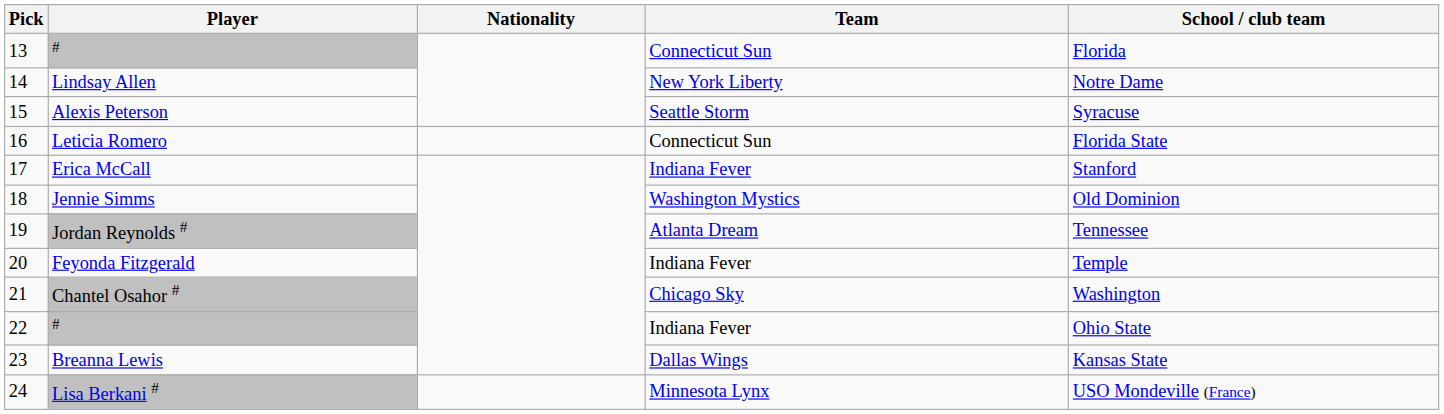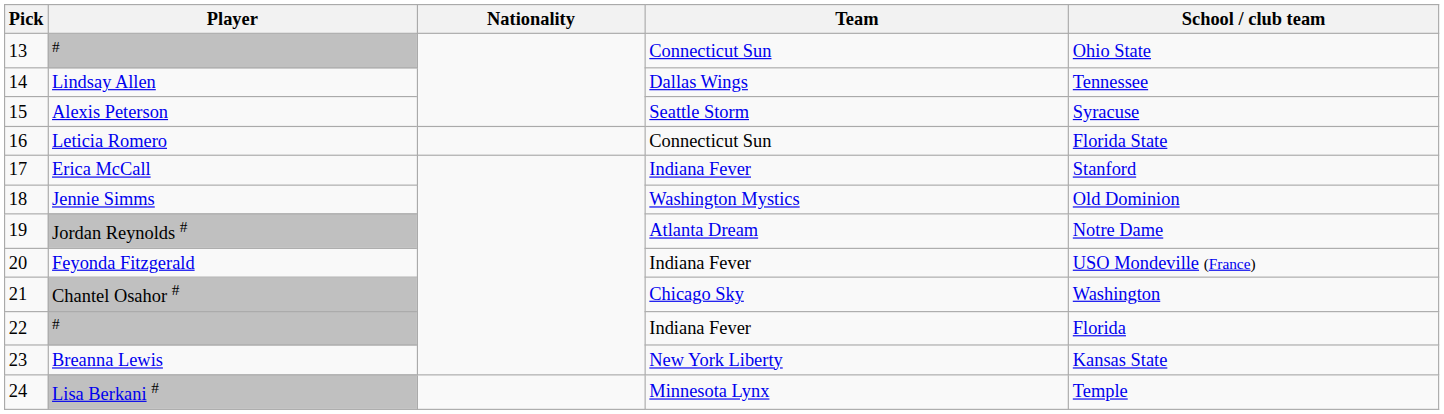(1099, 50) Florida -> (1112, 50) Ohio State
(716, 82) New York Liberty -> (699, 82) Dallas Wings
(1118, 82) Notre Dame -> (1110, 82) Tennessee
(1110, 230) Tennessee -> (1118, 230) Notre Dame
(1100, 262) Temple -> (1164, 262) USO Mondeville (France)
(1112, 328) Ohio State -> (1099, 328) Florida
(699, 359) Dallas Wings -> (716, 359) New York Liberty
(1164, 391) USO Mondeville (France) -> (1100, 391) Temple
